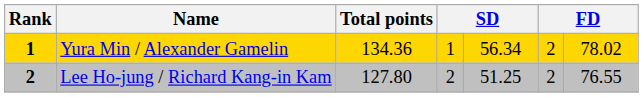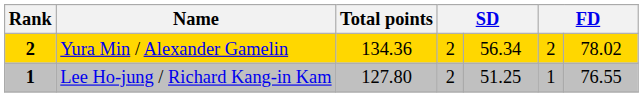(30, 48) 1 -> (30, 48) 2
(450, 48) 1 -> (450, 48) 2
(30, 77) 2 -> (30, 77) 1
(551, 77) 2 -> (551, 77) 1
